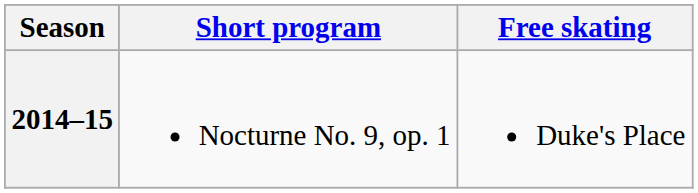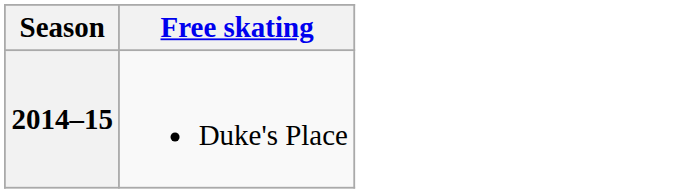- column: (288, 27)
